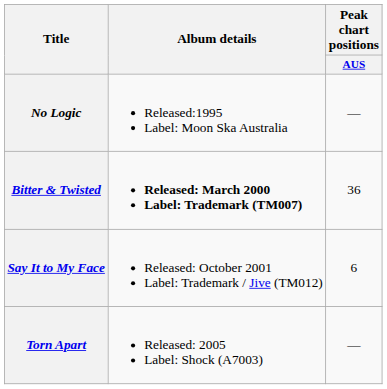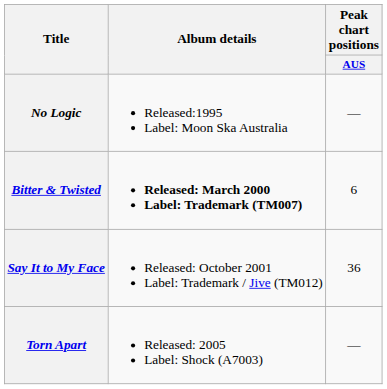(354, 190) 36 -> (354, 190) 6
(354, 267) 6 -> (354, 267) 36
